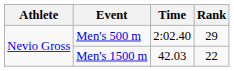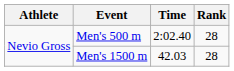(212, 35) 29 -> (212, 35) 28
(212, 56) 22 -> (212, 56) 28
